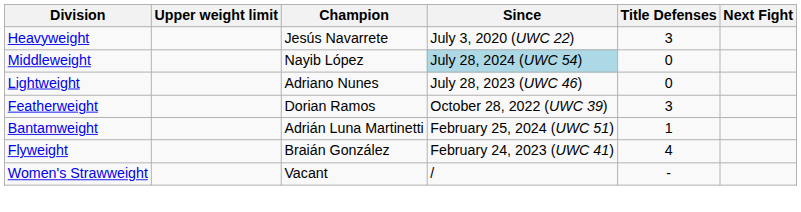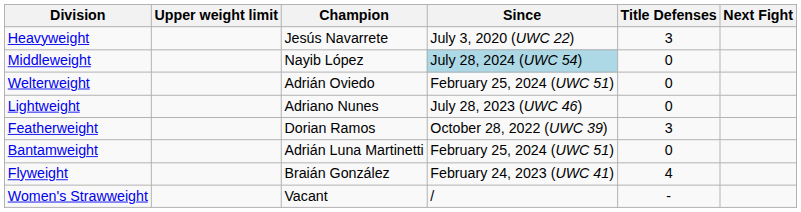+ row: (49, 83)
(669, 128) 1 -> (669, 151) 0
